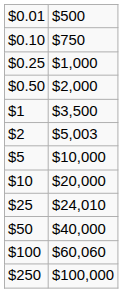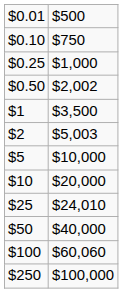(75, 87) $2,000 -> (75, 87) $2,002
